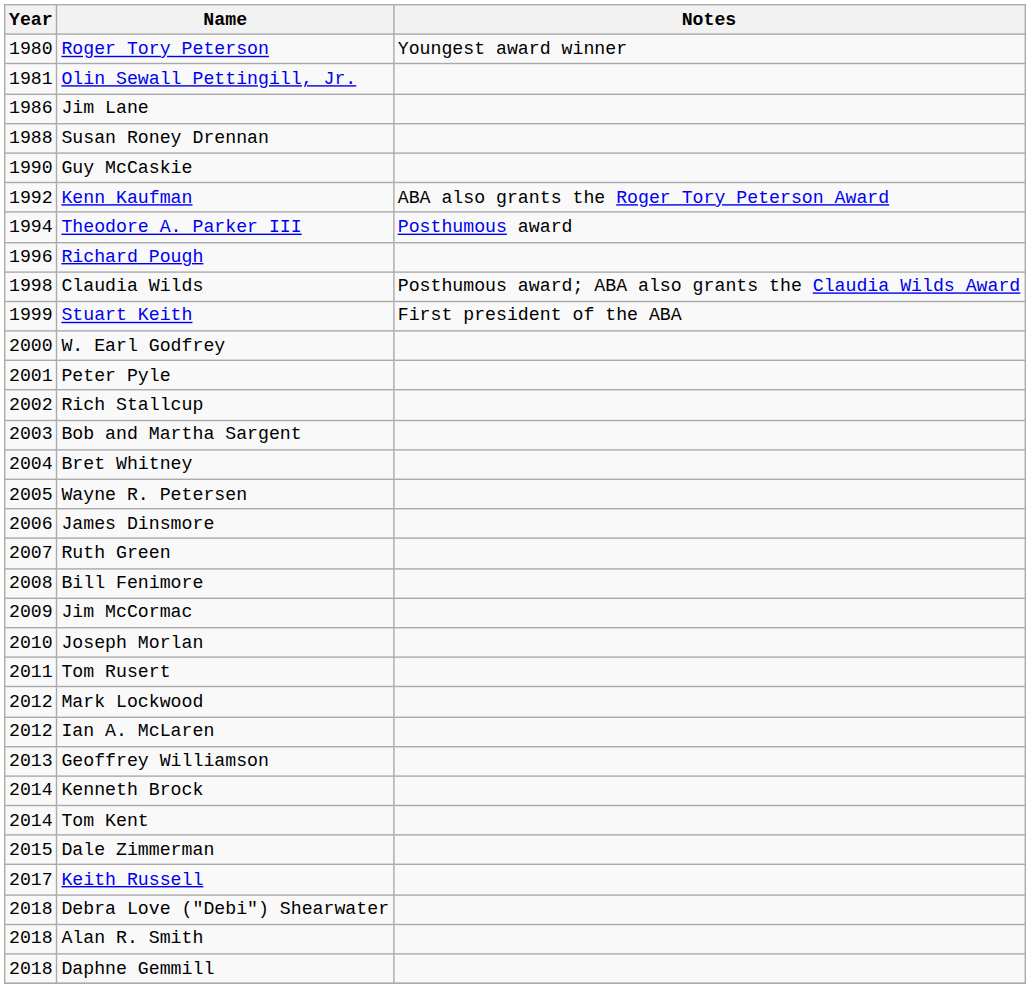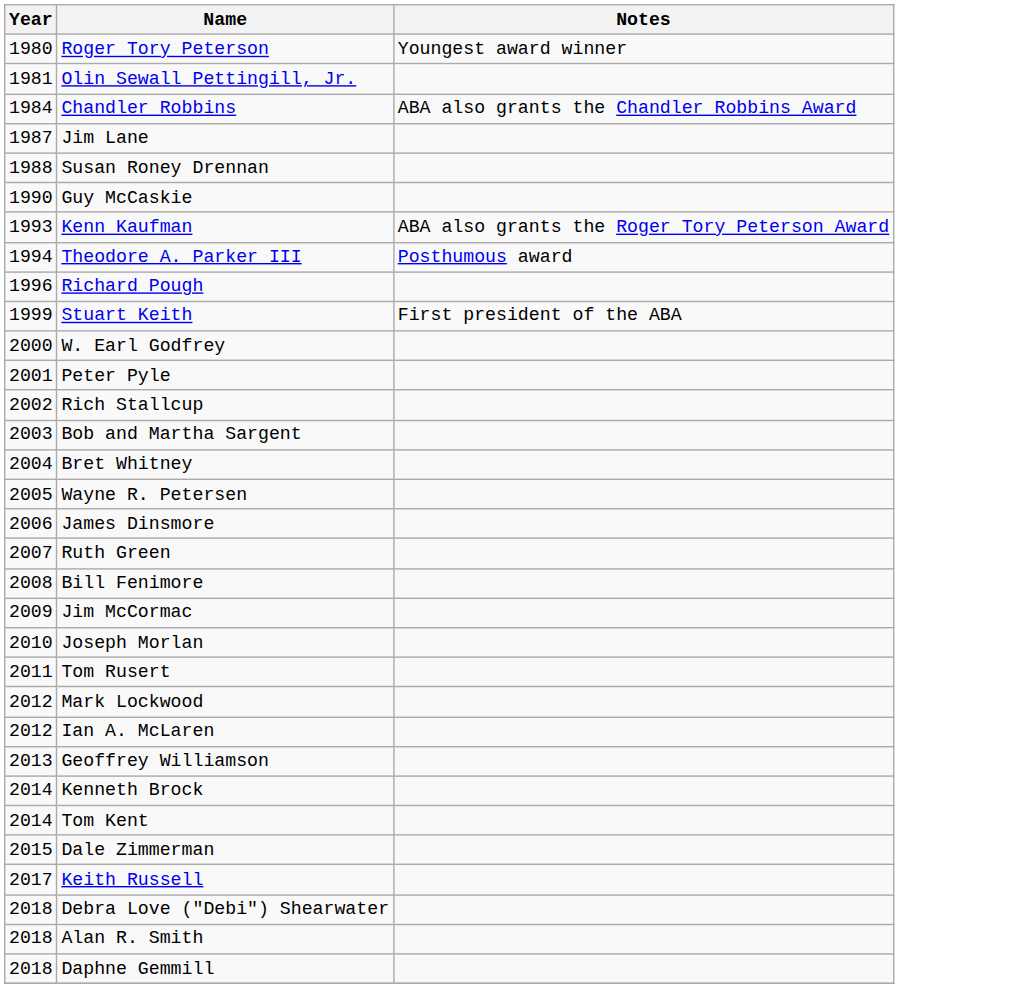+ row: (149, 109)
(31, 109) 1986 -> (31, 138) 1987
(31, 198) 1992 -> (31, 227) 1993
- row: (132, 286)
